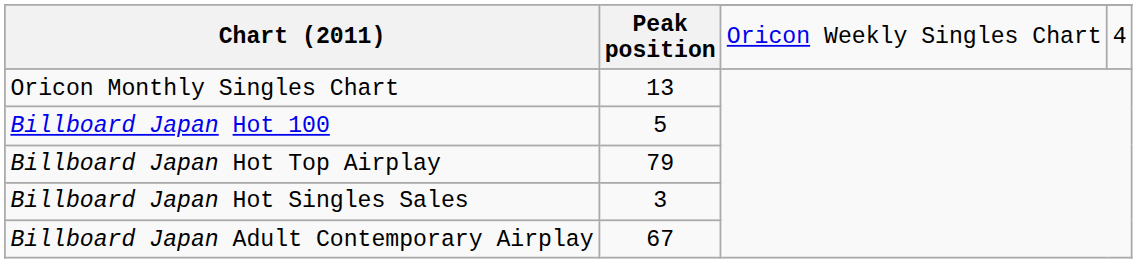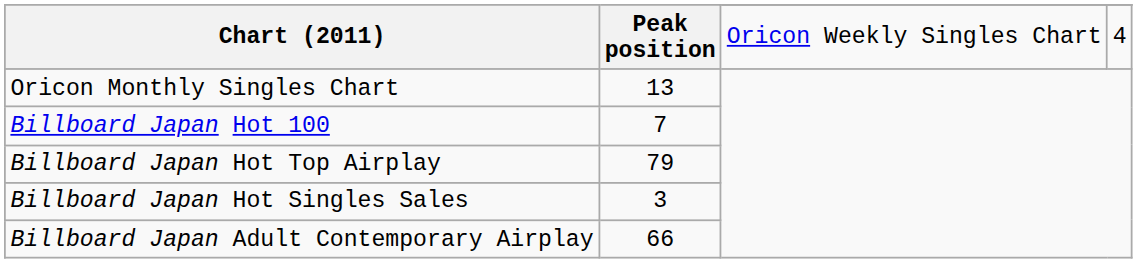(660, 126) 5 -> (660, 126) 7
(660, 239) 67 -> (660, 239) 66
